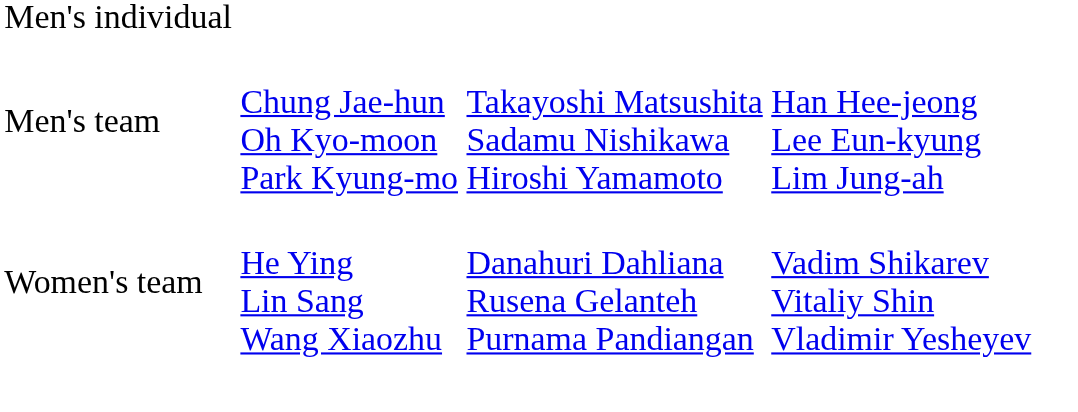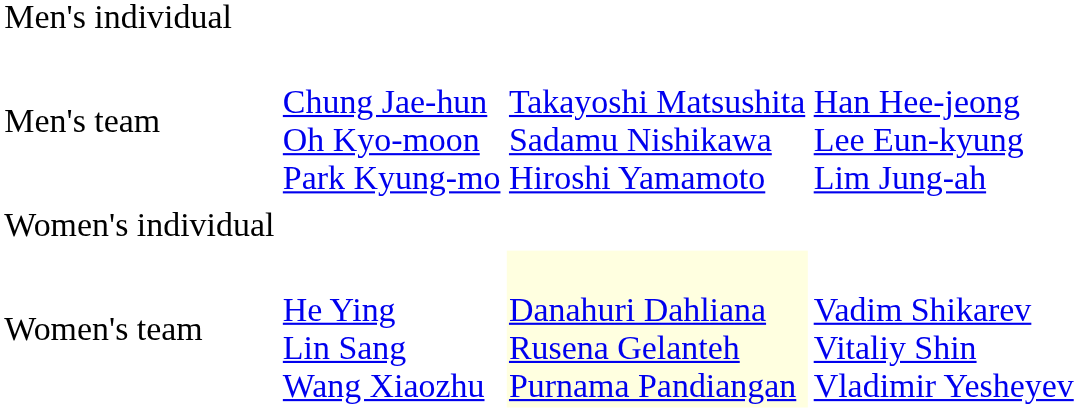+ row: (139, 224)
(610, 300) no background -> (653, 347) lightyellow background
